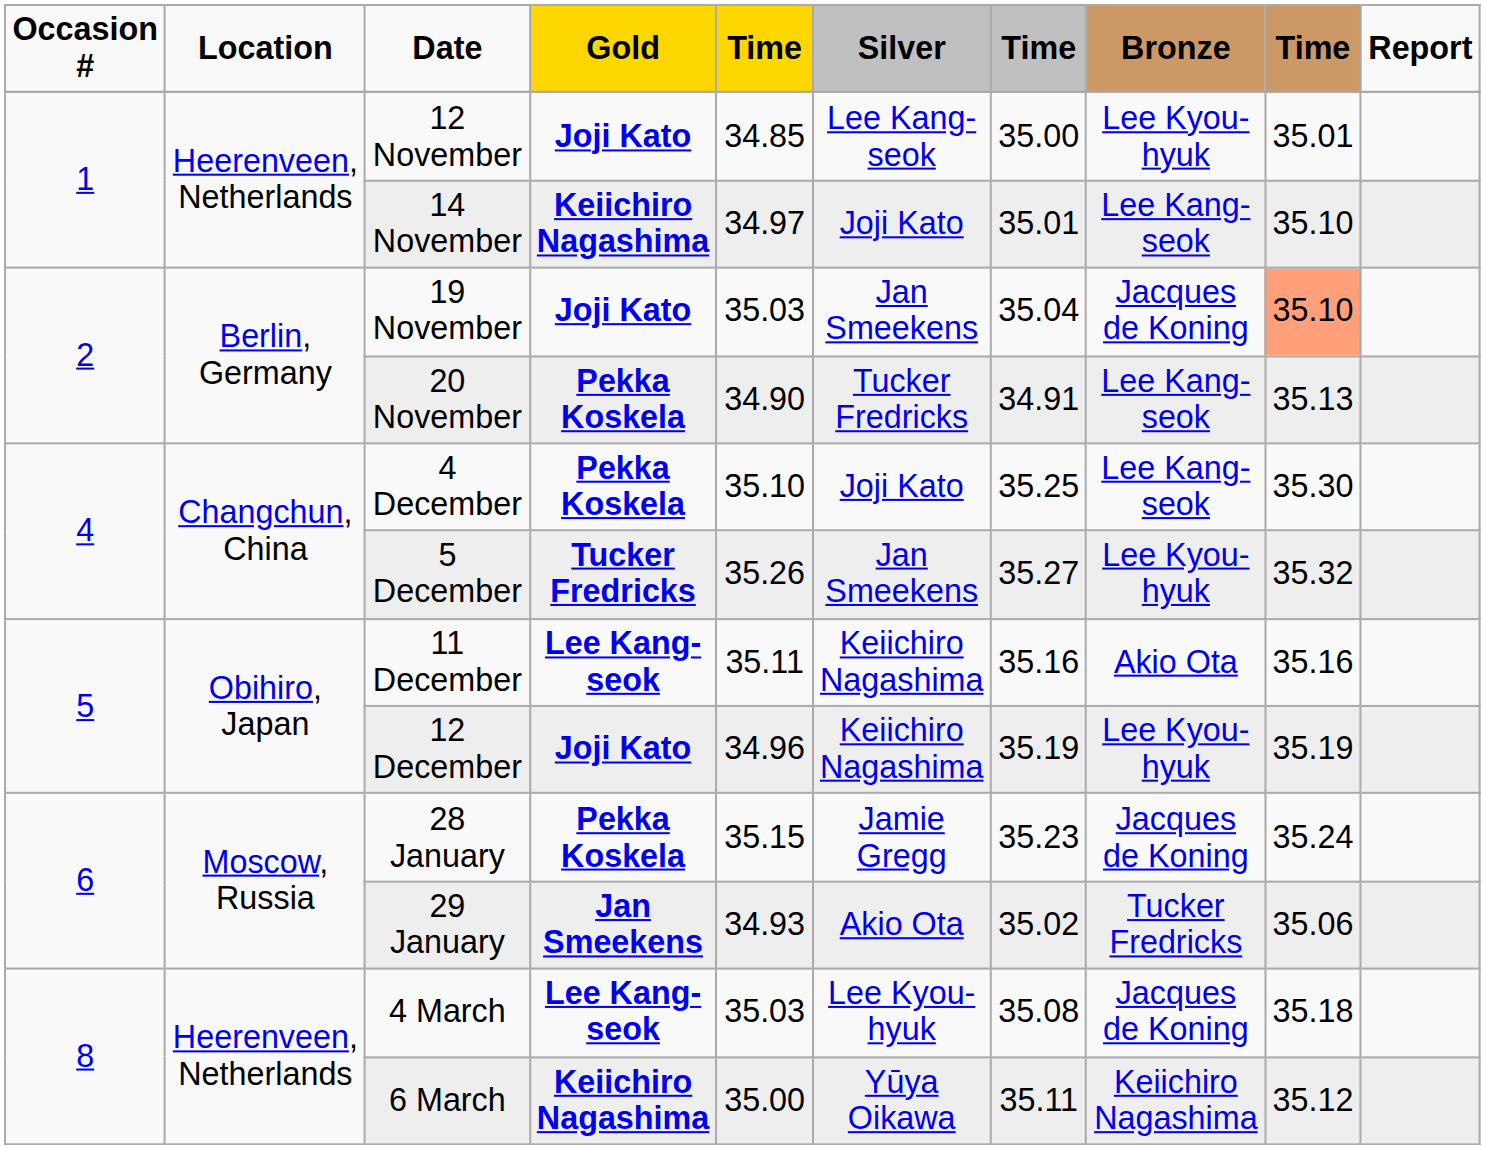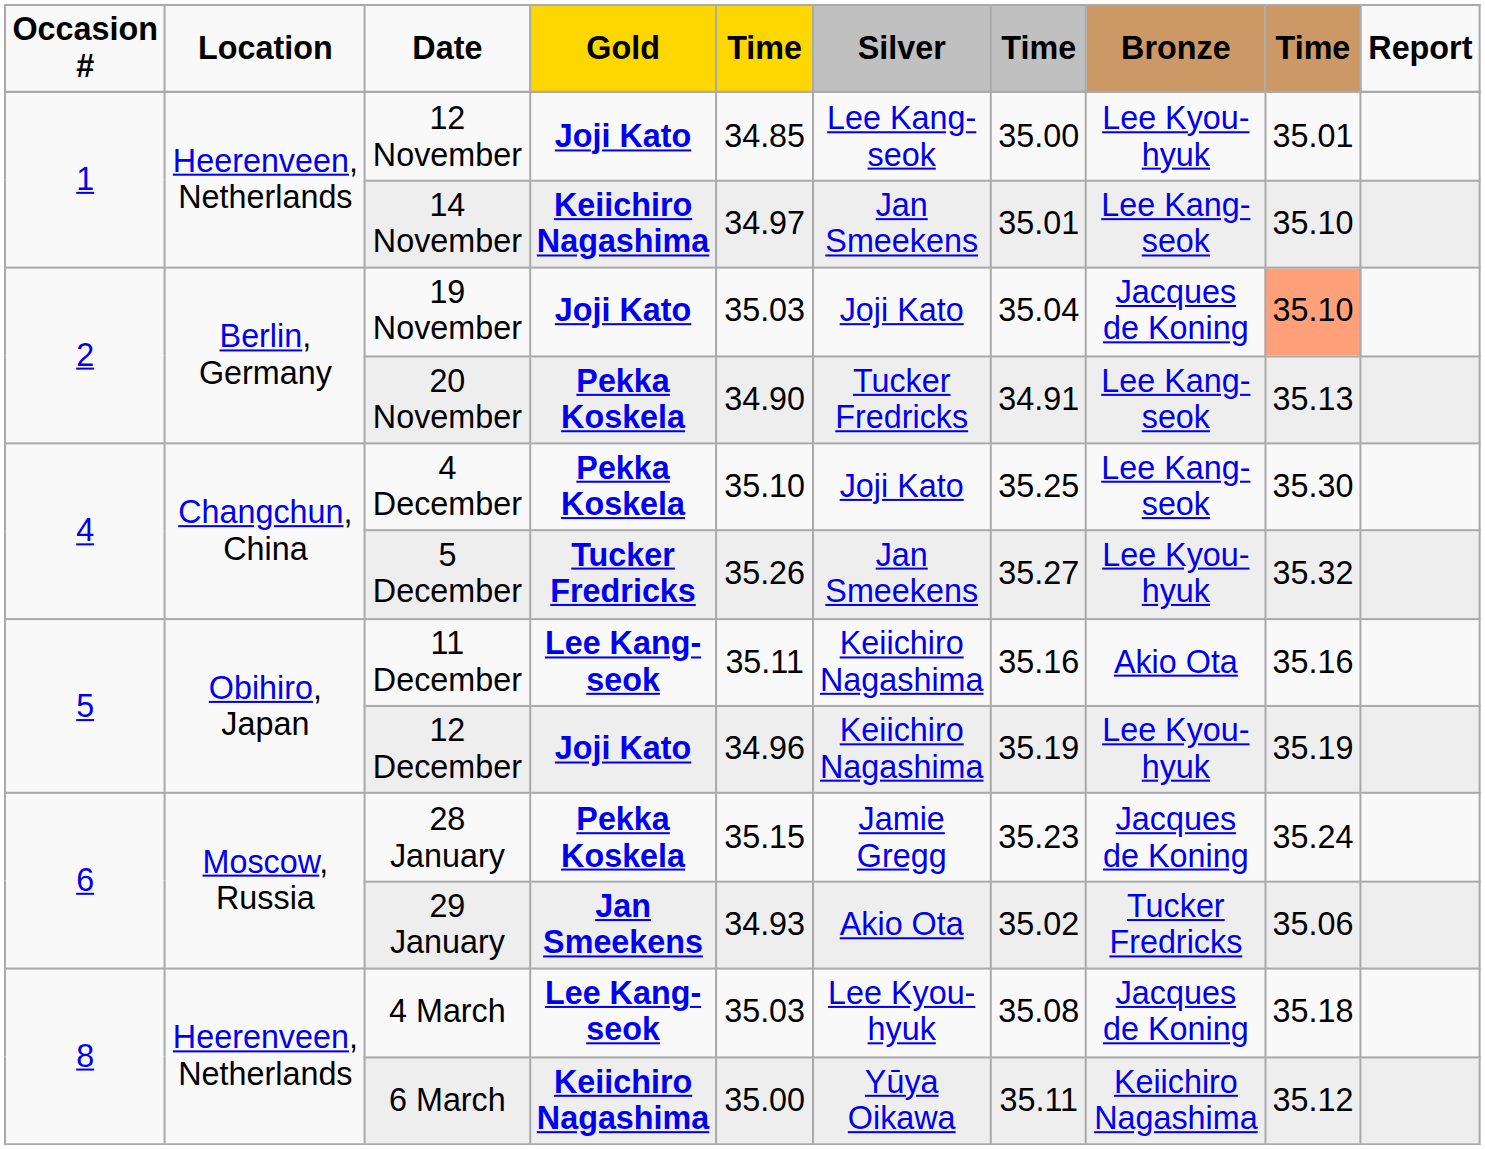(902, 223) Joji Kato -> (902, 223) Jan Smeekens
(902, 311) Jan Smeekens -> (902, 311) Joji Kato
